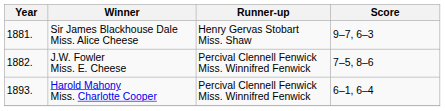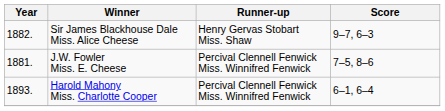(20, 35) 1881. -> (20, 35) 1882.
(20, 63) 1882. -> (20, 63) 1881.
